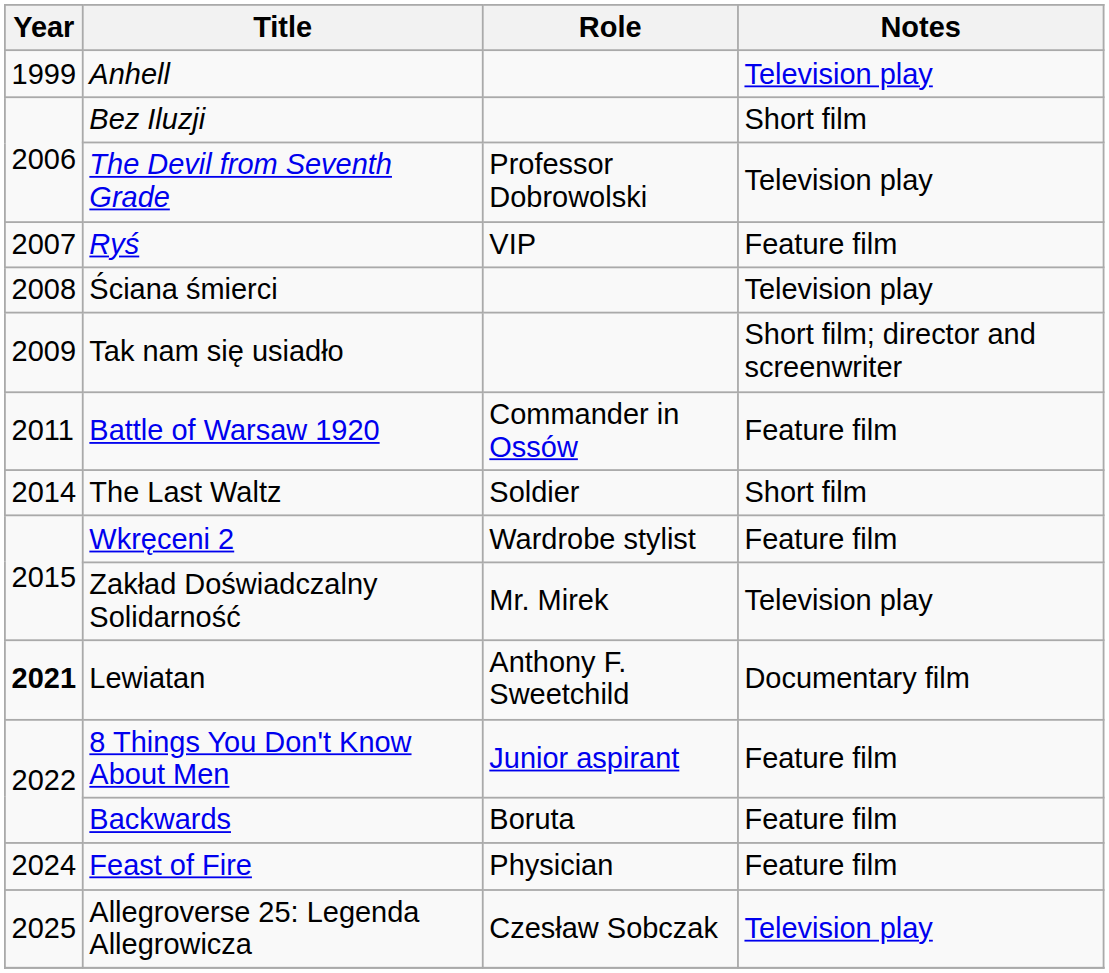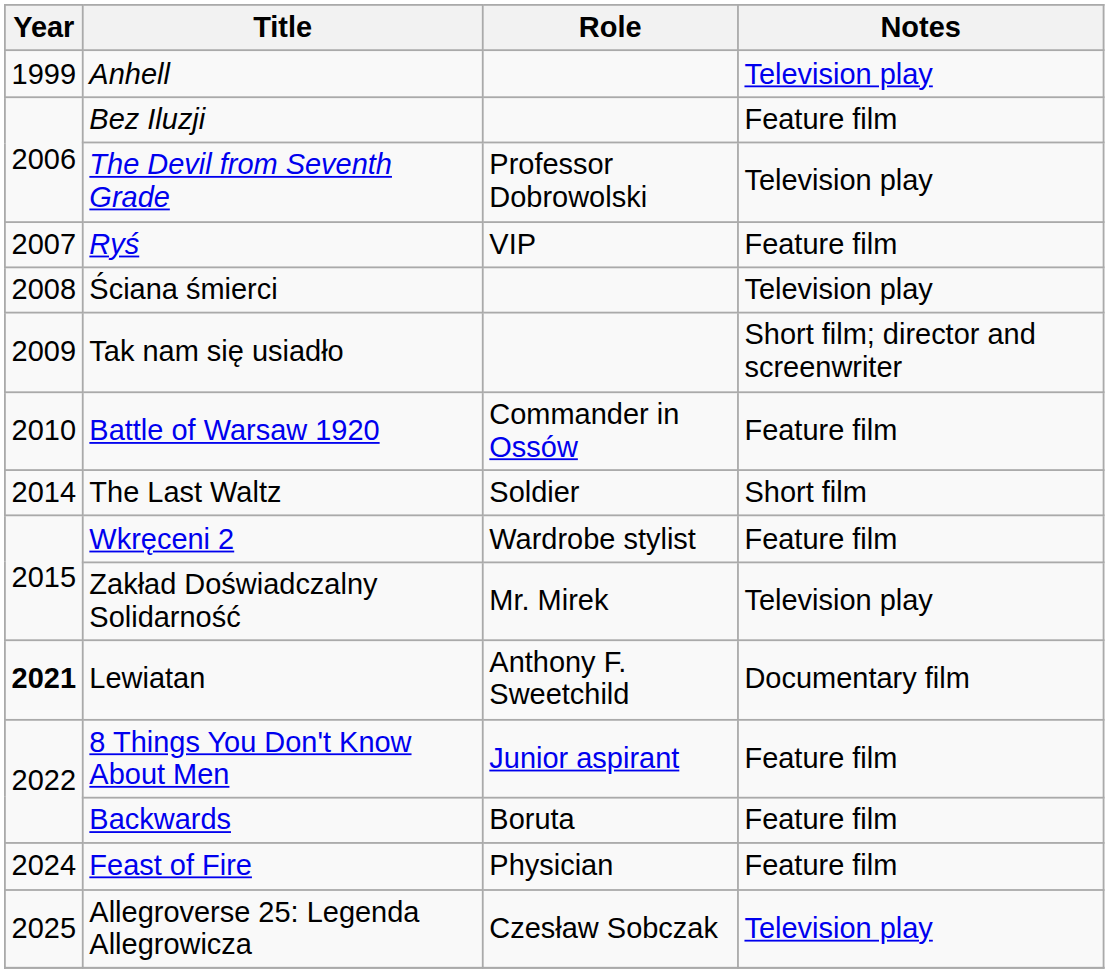(806, 119) Short film -> (821, 119) Feature film
(43, 430) 2011 -> (44, 430) 2010
